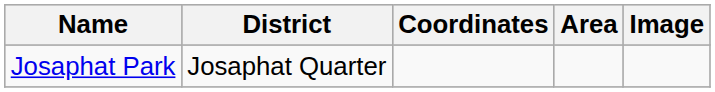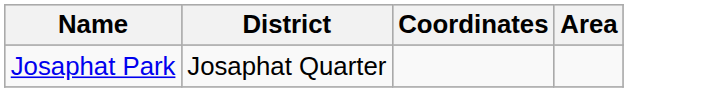- column: (667, 24)
